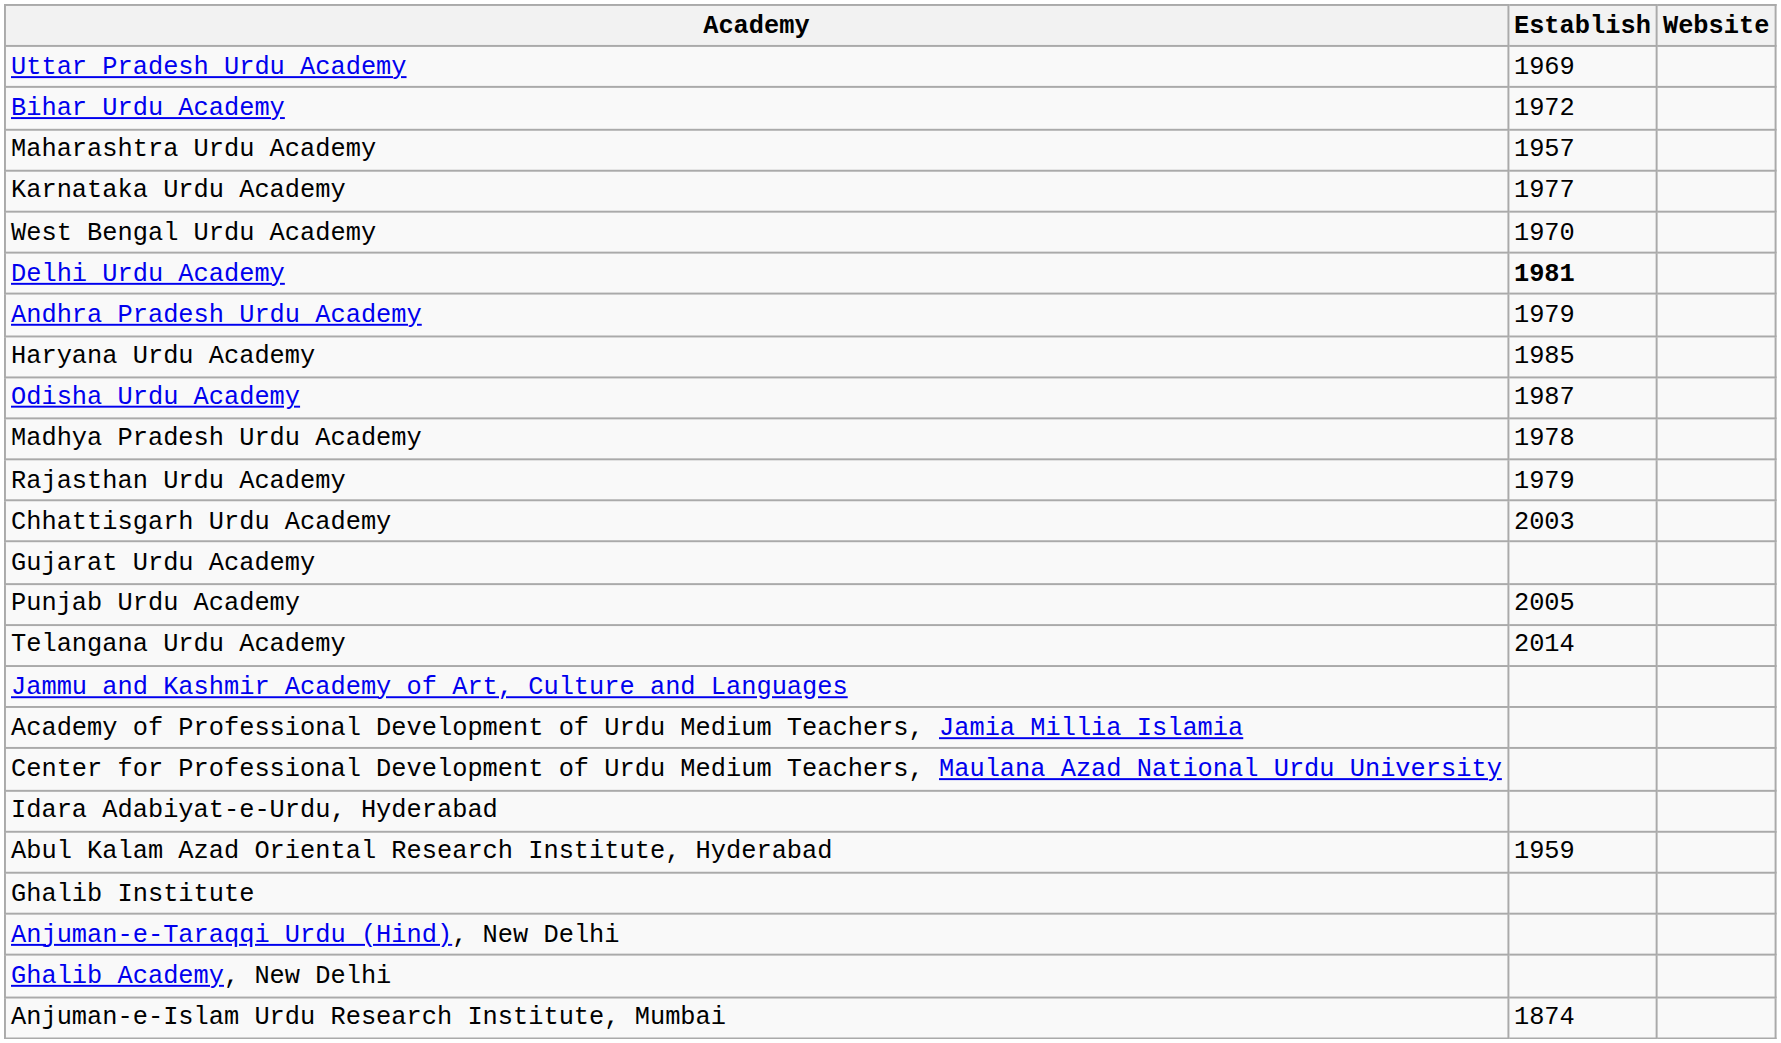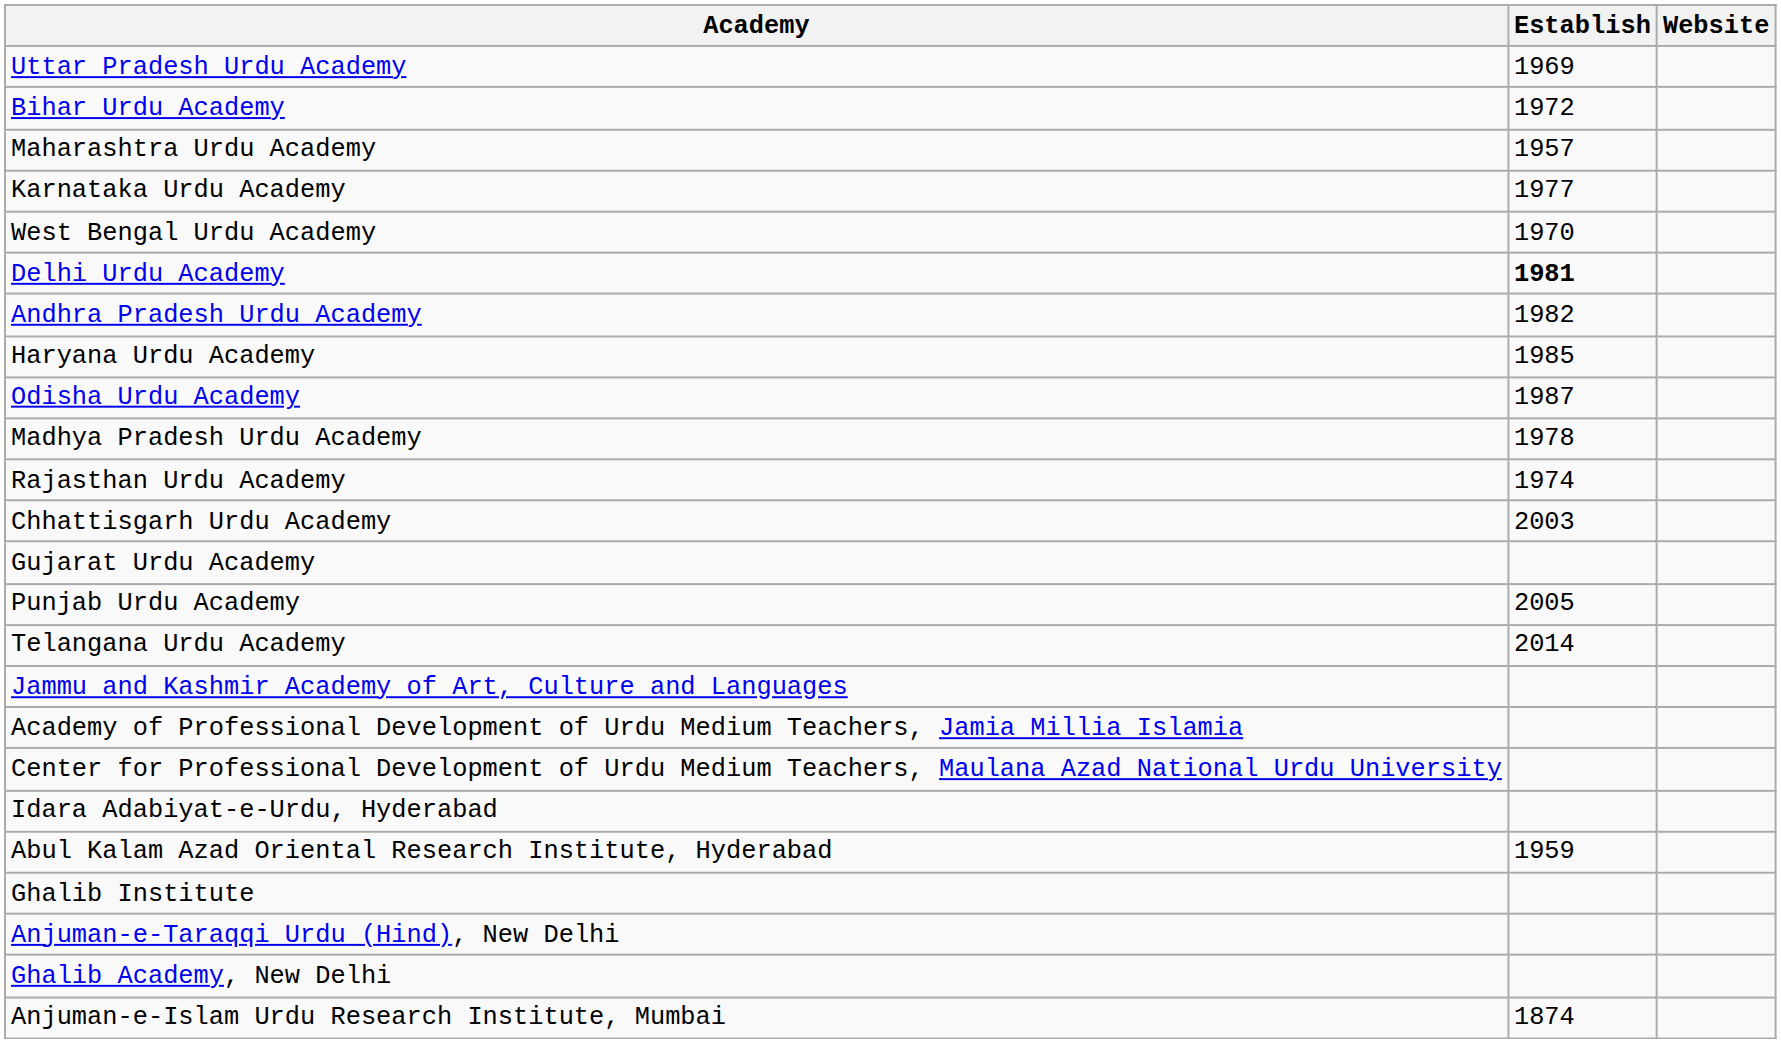(1544, 315) 1979 -> (1544, 315) 1982
(1544, 480) 1979 -> (1544, 480) 1974
